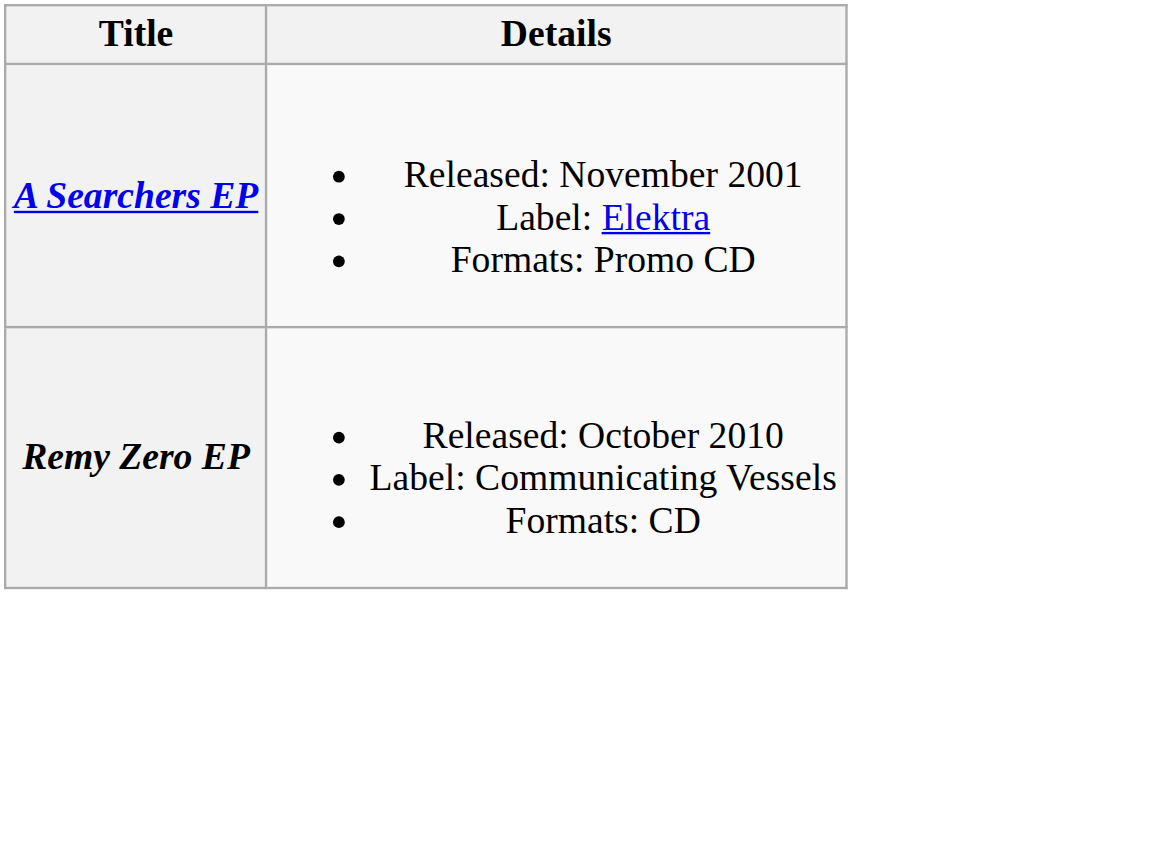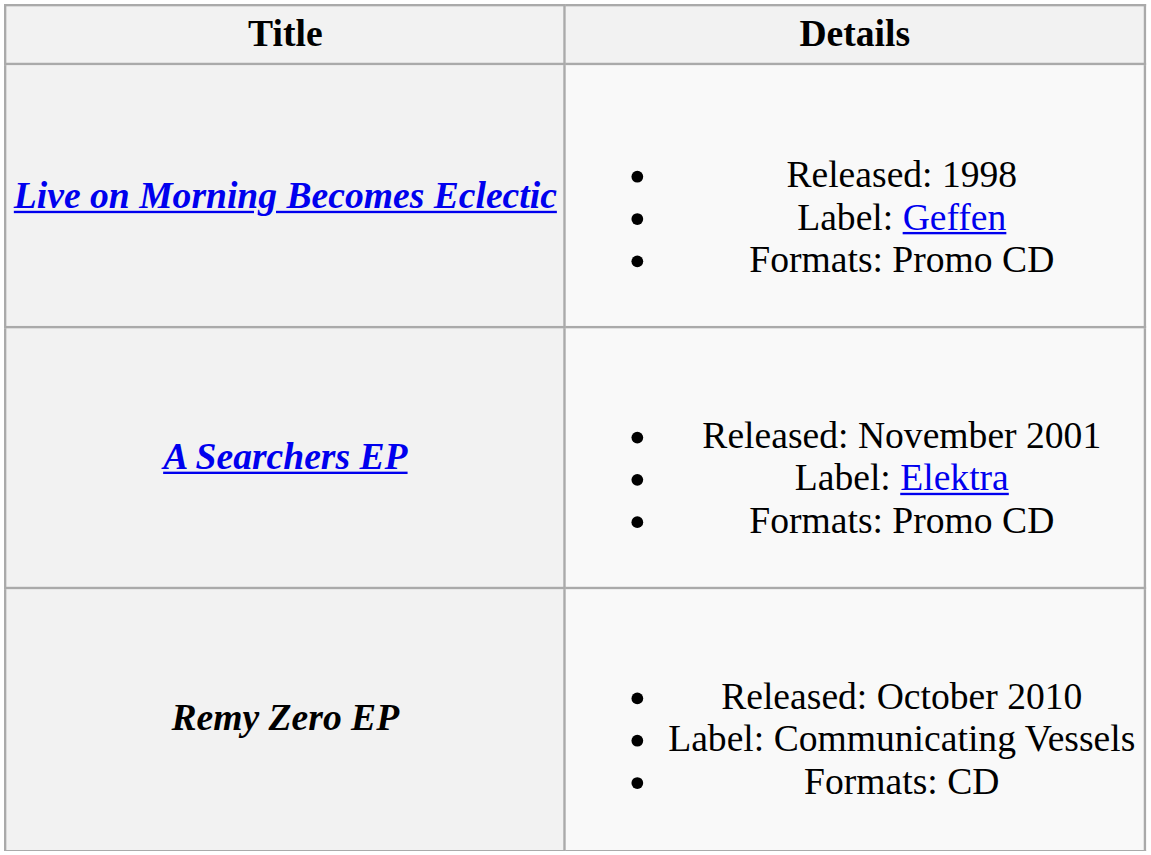+ row: (285, 194)
